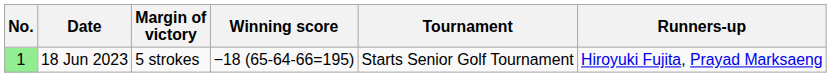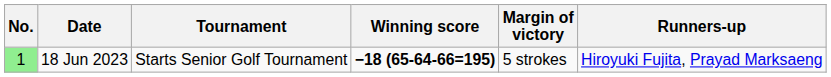columns swapped: (468, 26) <-> (171, 26)
(284, 60) normal -> (425, 60) bold
